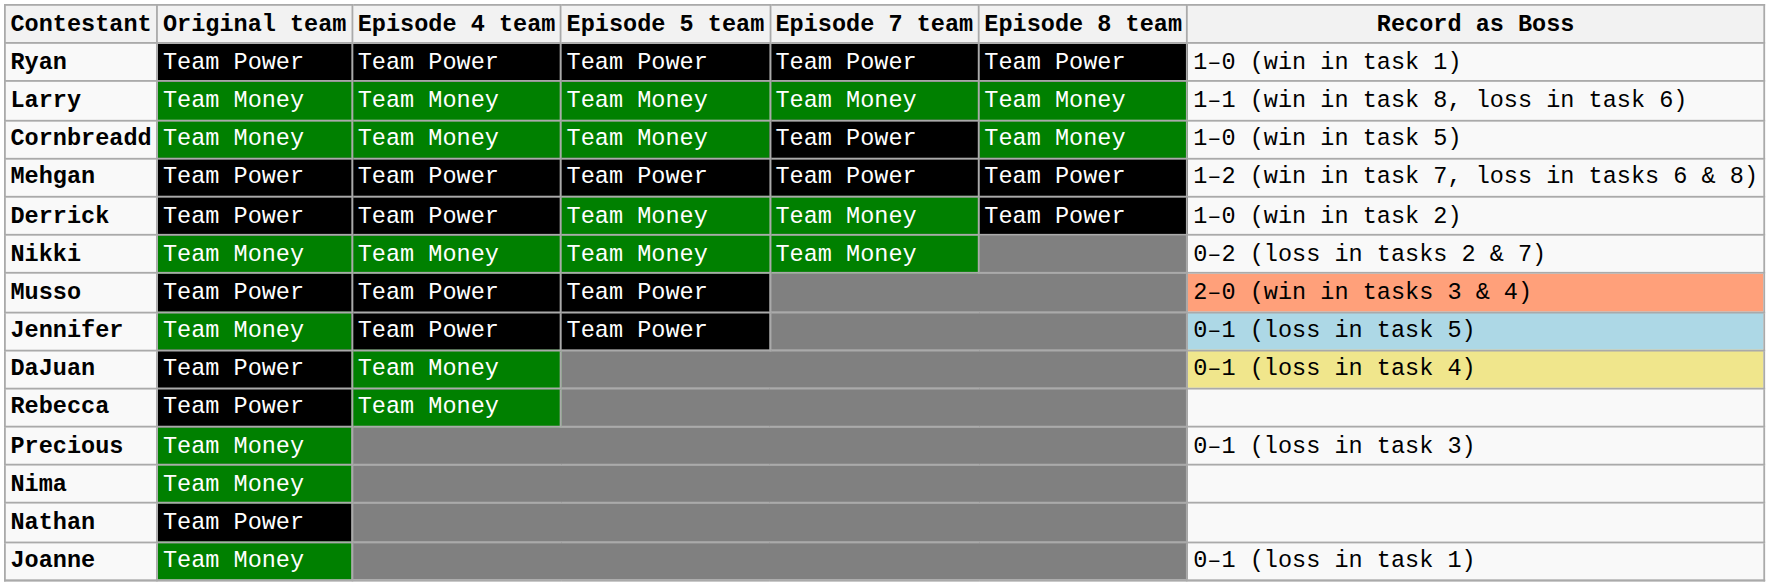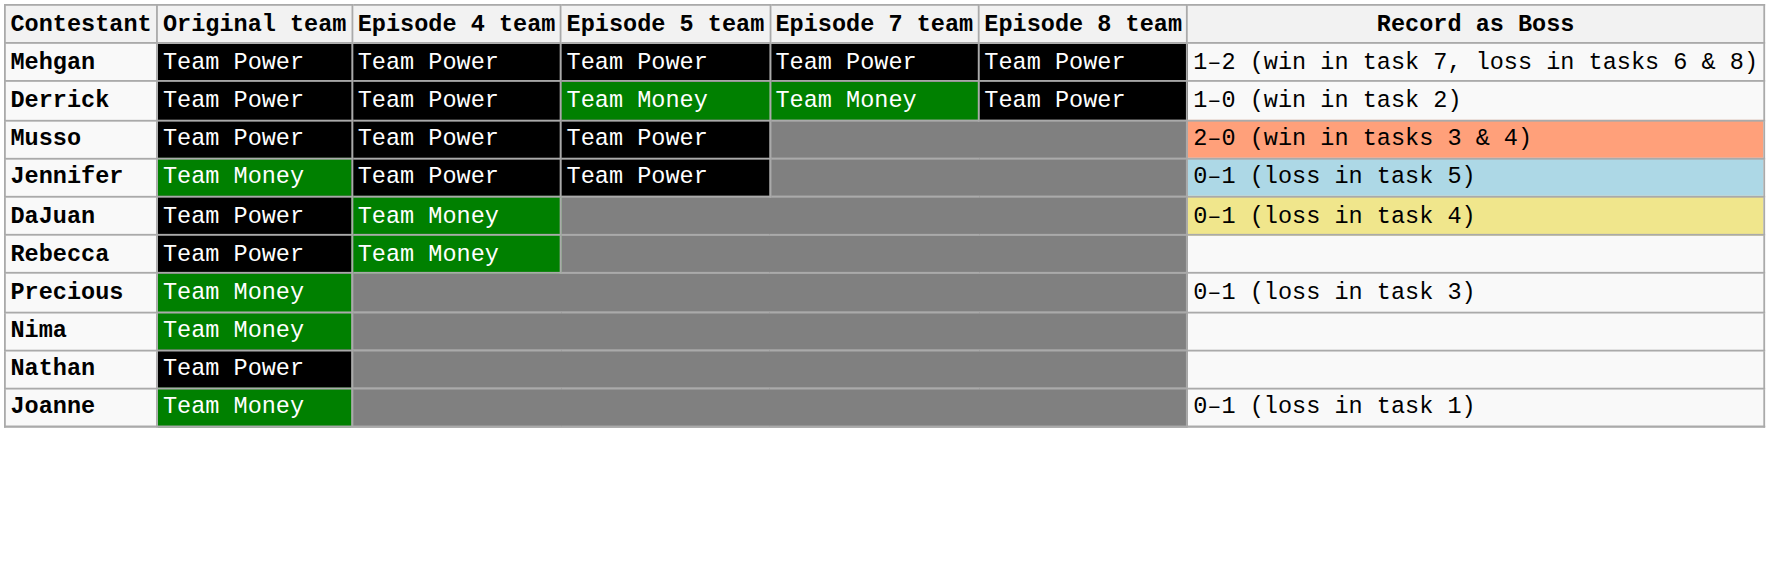- row: (39, 62)
- row: (46, 101)
- row: (81, 139)
- row: (46, 254)
